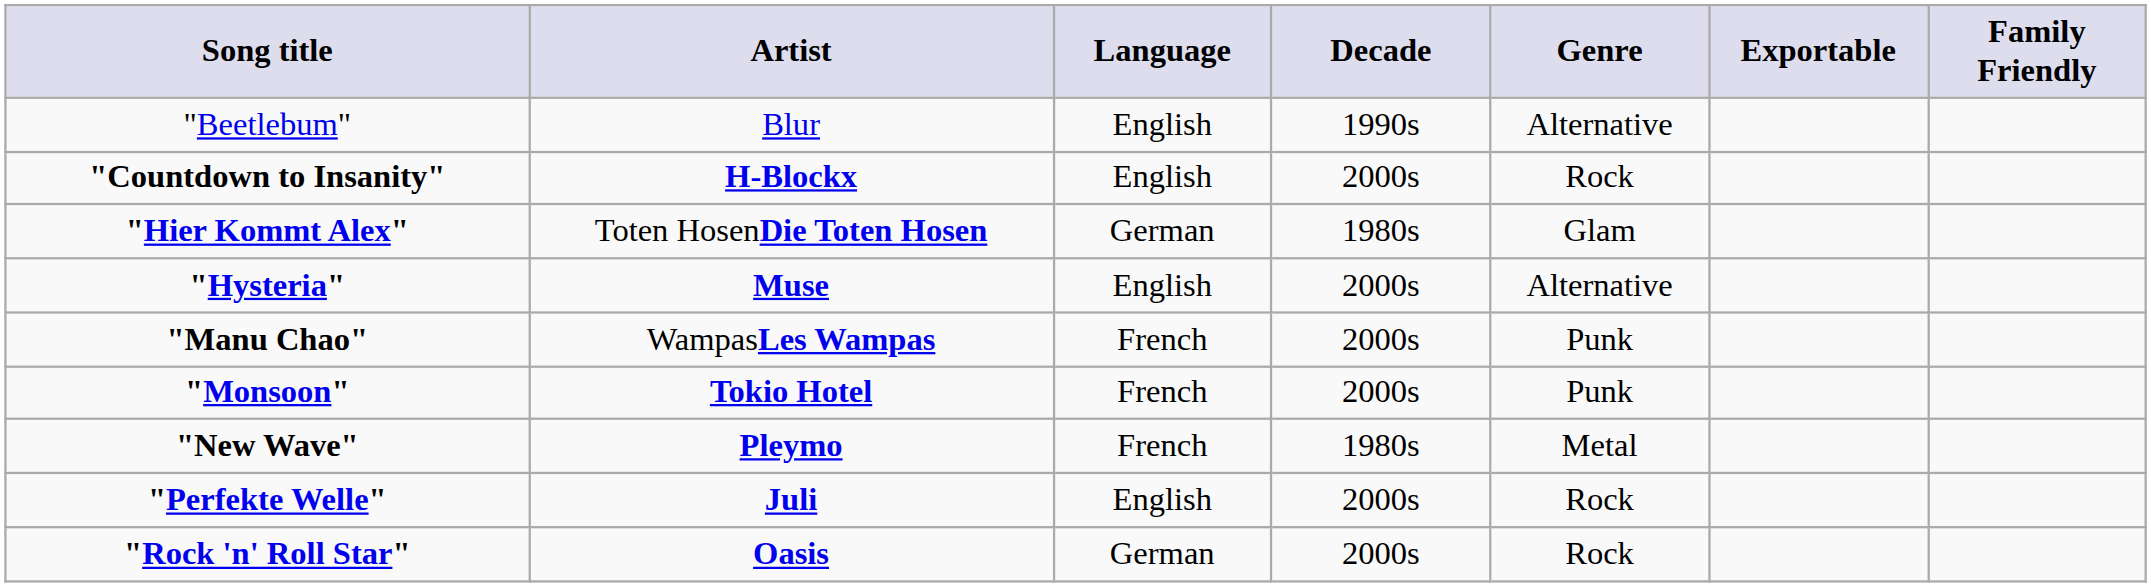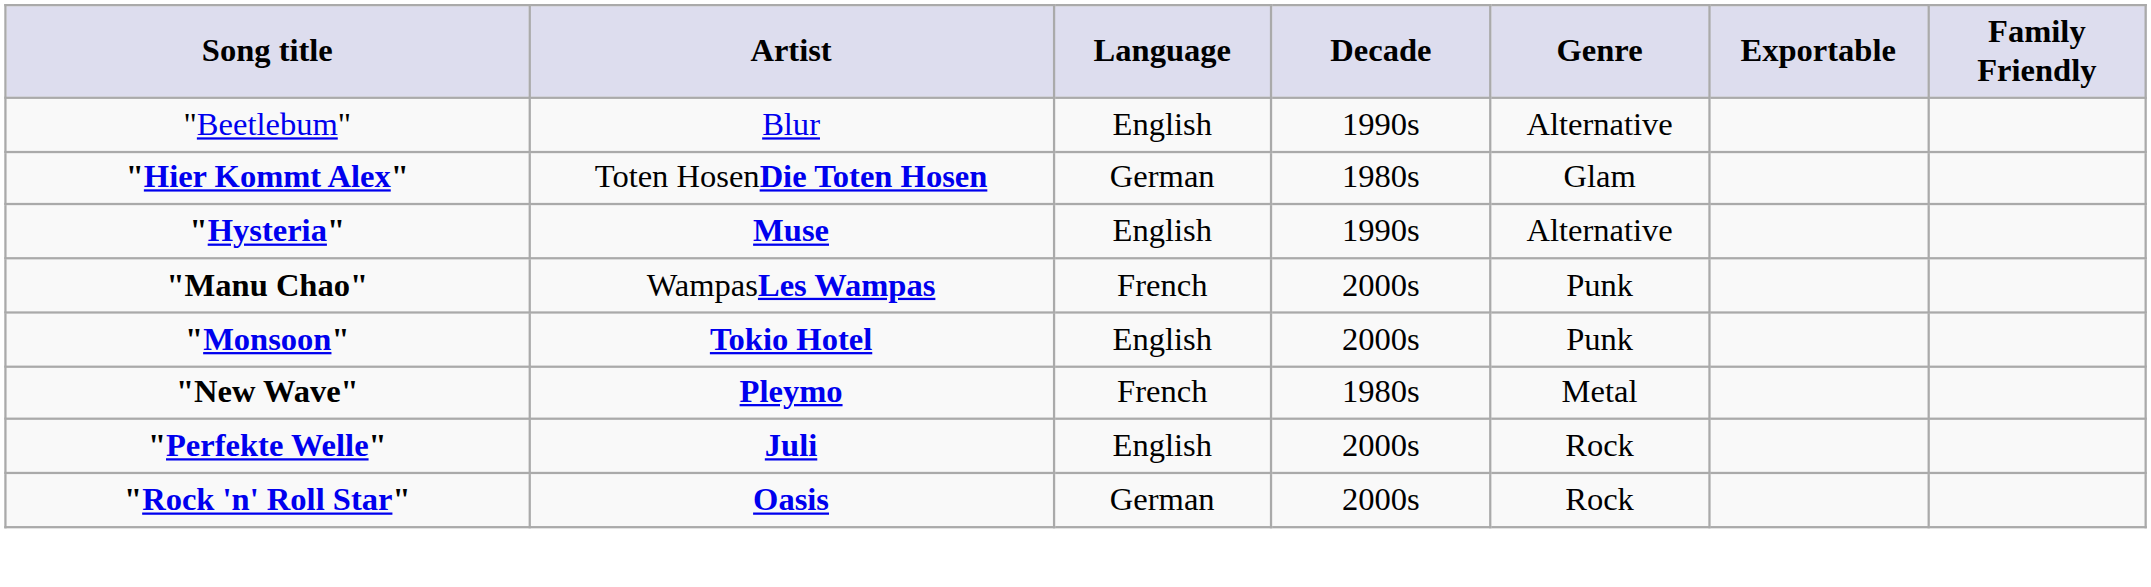- row: (267, 177)
(1381, 284) 2000s -> (1381, 230) 1990s
(1162, 391) French -> (1162, 338) English
